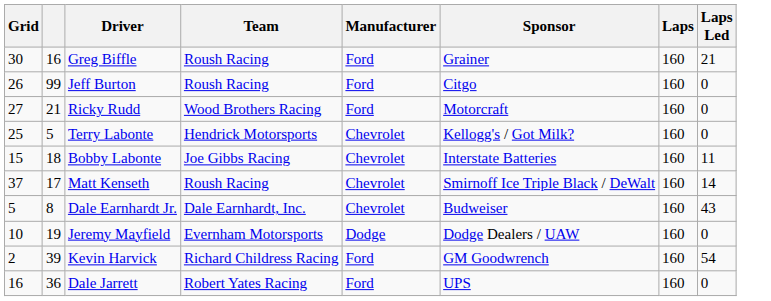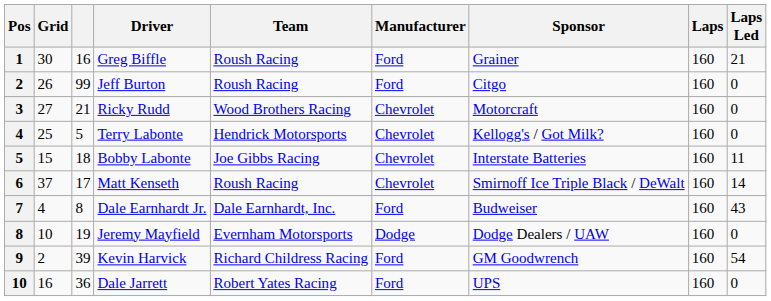+ column: (19, 26)
(360, 109) Ford -> (405, 109) Chevrolet
(12, 208) 5 -> (41, 208) 4
(375, 208) Chevrolet -> (389, 208) Ford
